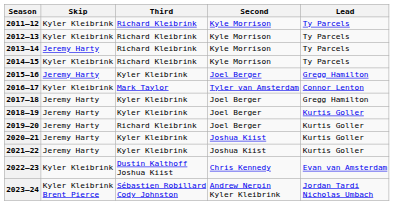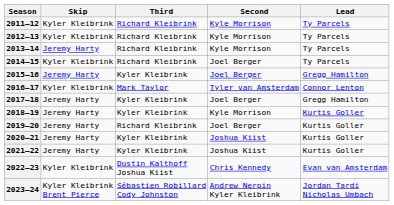(240, 62) Kyle Morrison -> (236, 62) Joel Berger
(236, 112) Joel Berger -> (240, 112) Kyle Morrison
